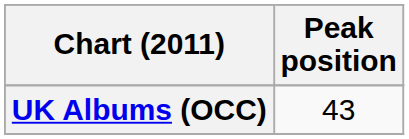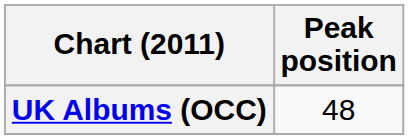(339, 109) 43 -> (339, 109) 48
